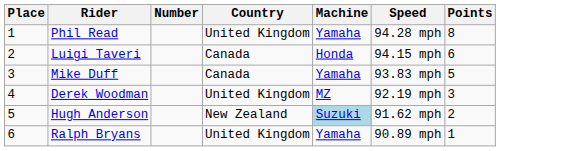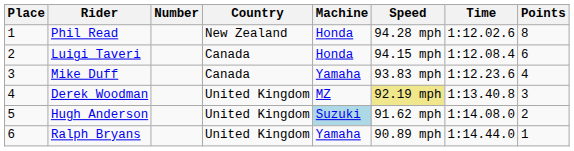+ column: (481, 15)
(257, 35) United Kingdom -> (246, 35) New Zealand
(338, 35) Yamaha -> (335, 35) Honda
(451, 75) 5 -> (525, 75) 4
(408, 95) no background -> (408, 95) khaki background
(246, 116) New Zealand -> (257, 116) United Kingdom
